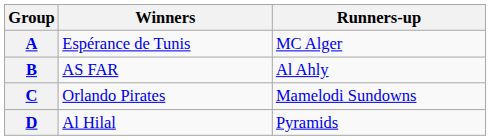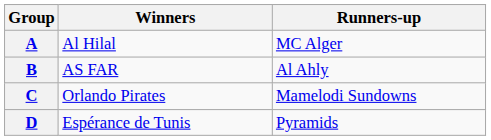(126, 43) Espérance de Tunis -> (89, 43) Al Hilal
(89, 122) Al Hilal -> (126, 122) Espérance de Tunis
